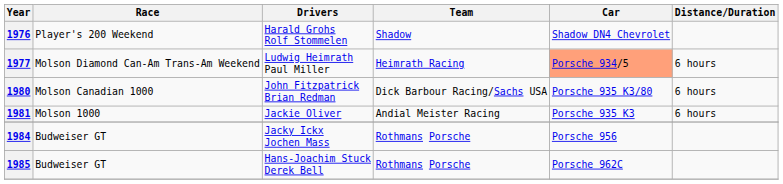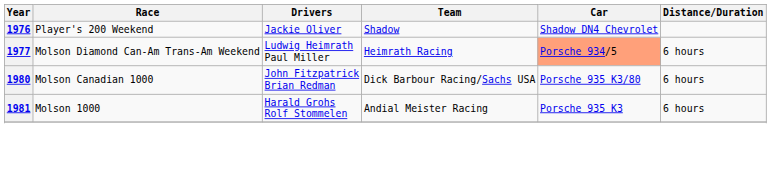(306, 35) Harald Grohs Rolf Stommelen -> (303, 29) Jackie Oliver
(303, 114) Jackie Oliver -> (306, 108) Harald Grohs Rolf Stommelen
- row: (19, 136)
- row: (19, 164)
